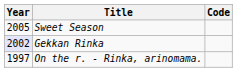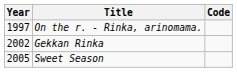rows swapped: (118, 59) <-> (69, 28)
(18, 44) lavender background -> (18, 44) no background
